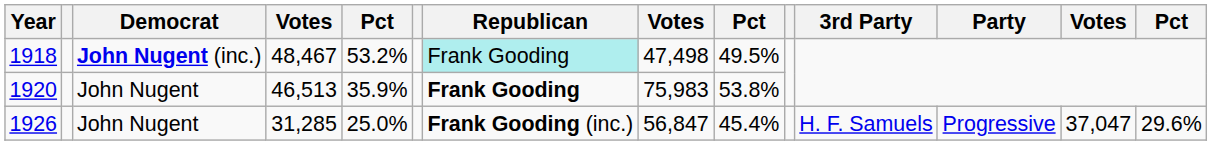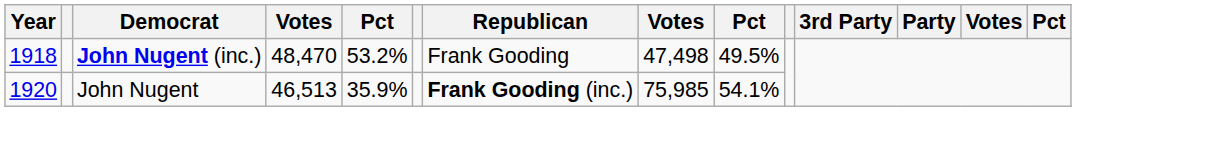(304, 56) 48,467 -> (304, 56) 48,470
(498, 56) paleturquoise background -> (498, 56) no background
(504, 90) Frank Gooding -> (530, 90) Frank Gooding (inc.)
(676, 90) 75,983 -> (676, 90) 75,985
(749, 90) 53.8% -> (749, 90) 54.1%
- row: (33, 123)
